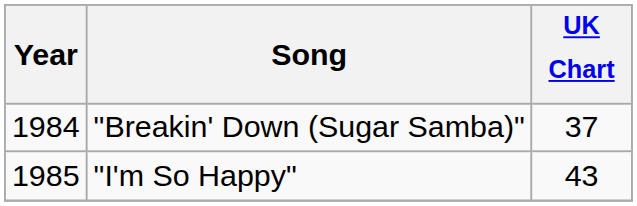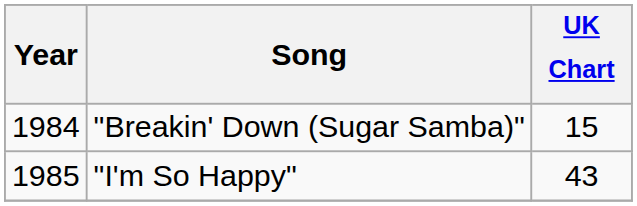(582, 127) 37 -> (582, 127) 15
